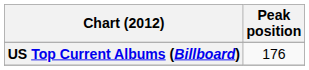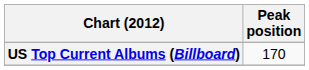(274, 53) 176 -> (274, 53) 170
